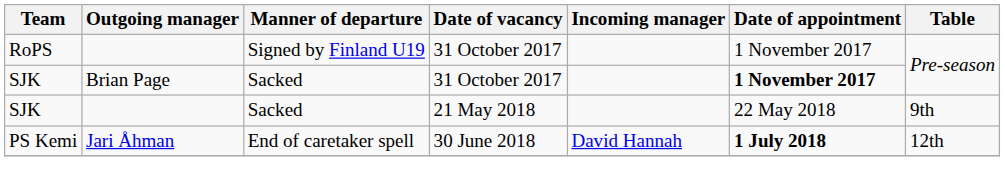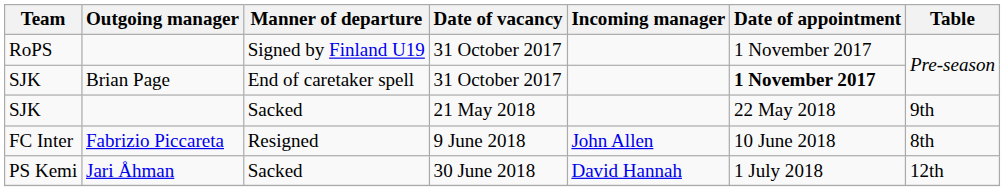(275, 79) Sacked -> (331, 79) End of caretaker spell
+ row: (41, 140)
(331, 140) End of caretaker spell -> (275, 170) Sacked
(780, 140) bold -> (779, 170) normal
